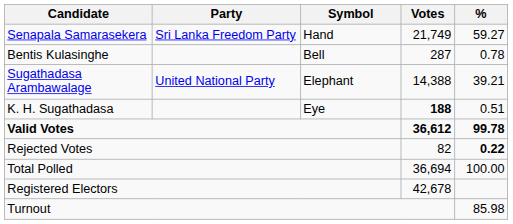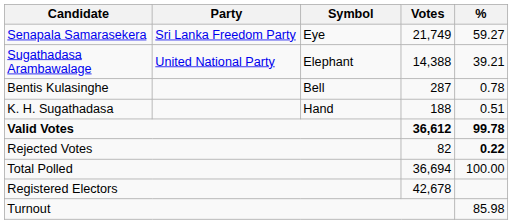(318, 34) Hand -> (314, 34) Eye
rows swapped: (49, 81) <-> (58, 54)
(314, 108) Eye -> (318, 108) Hand
(441, 108) bold -> (441, 108) normal
